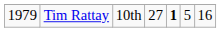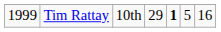(22, 16) 1979 -> (22, 16) 1999
(156, 16) 27 -> (156, 16) 29
